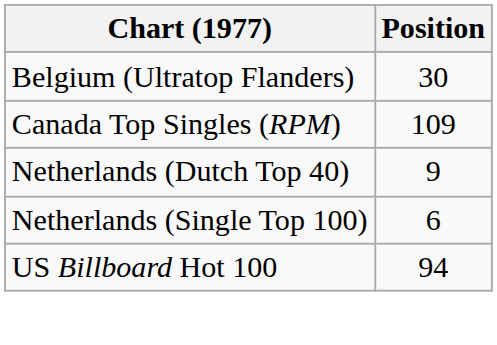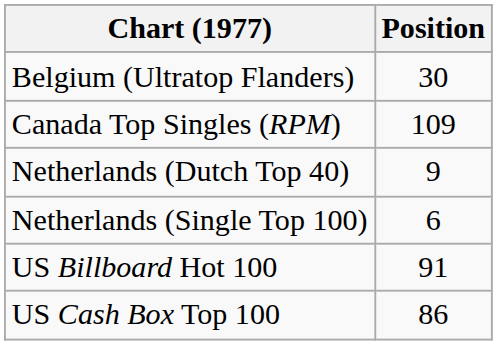(433, 266) 94 -> (433, 266) 91
+ row: (146, 314)
